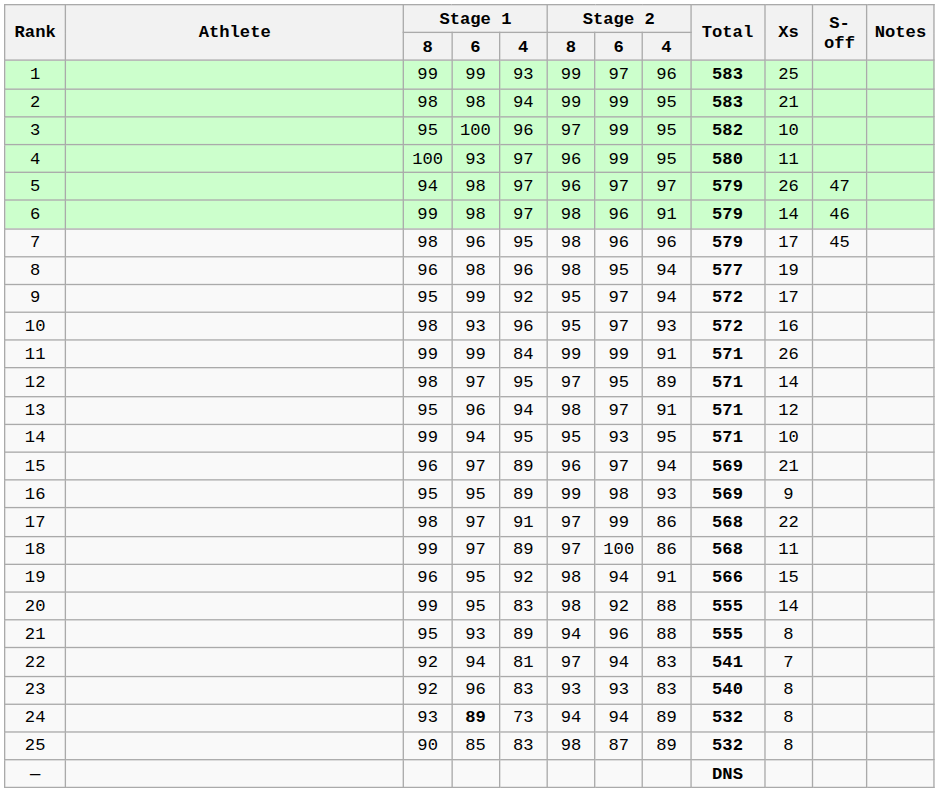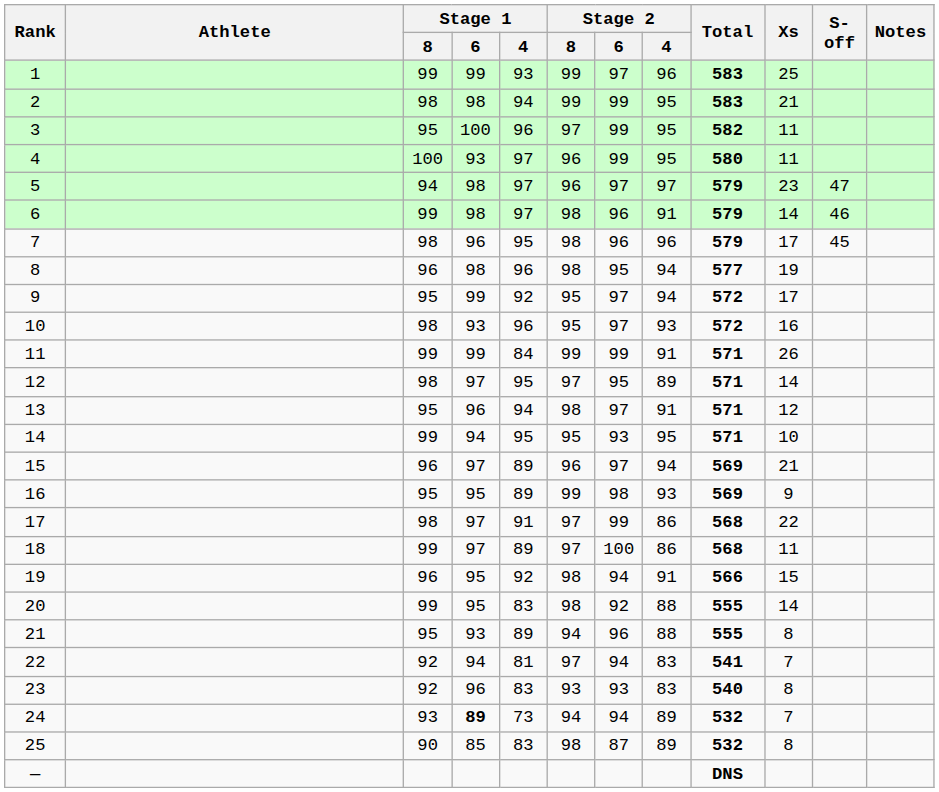(788, 131) 10 -> (788, 131) 11
(788, 186) 26 -> (788, 186) 23
(788, 718) 8 -> (788, 718) 7
